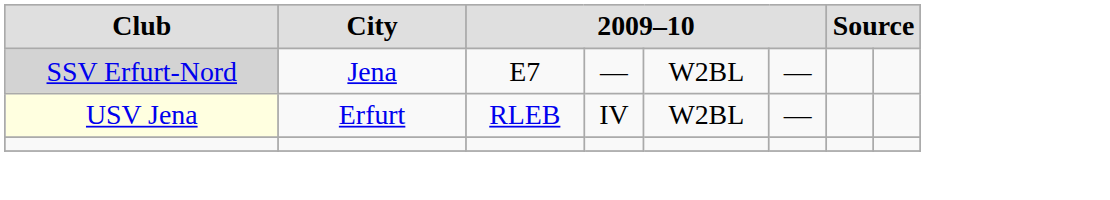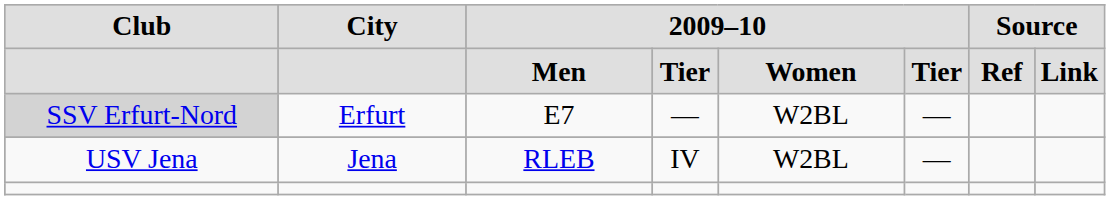+ row: (559, 70)
(372, 70) Jena -> (372, 114) Erfurt
(142, 114) lightyellow background -> (142, 159) no background
(372, 114) Erfurt -> (372, 159) Jena
